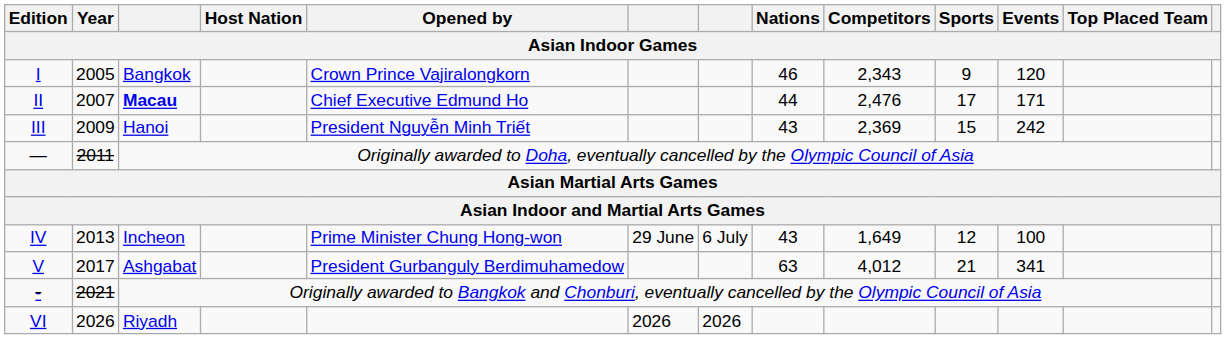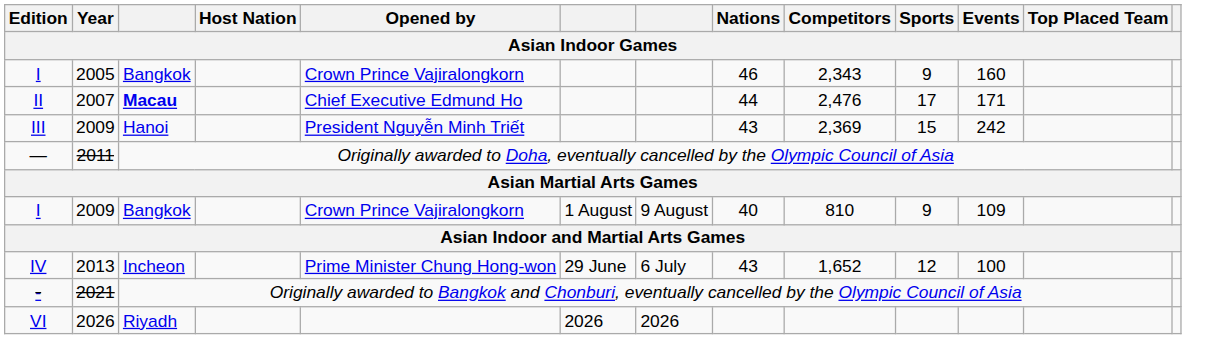(1031, 73) 120 -> (991, 73) 160
+ row: (38, 210)
(879, 237) 1,649 -> (840, 265) 1,652
- row: (38, 265)
